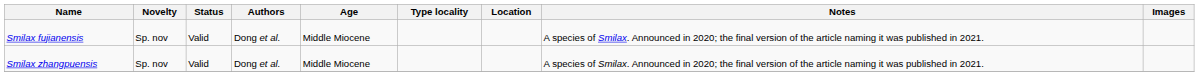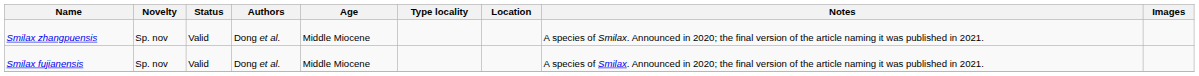rows swapped: (45, 38) <-> (52, 64)
